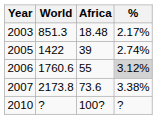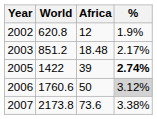+ row: (20, 32)
(53, 32) 851.3 -> (53, 50) 851.2
(133, 50) normal -> (133, 68) bold
(85, 68) 55 -> (85, 87) 50
- row: (20, 105)
